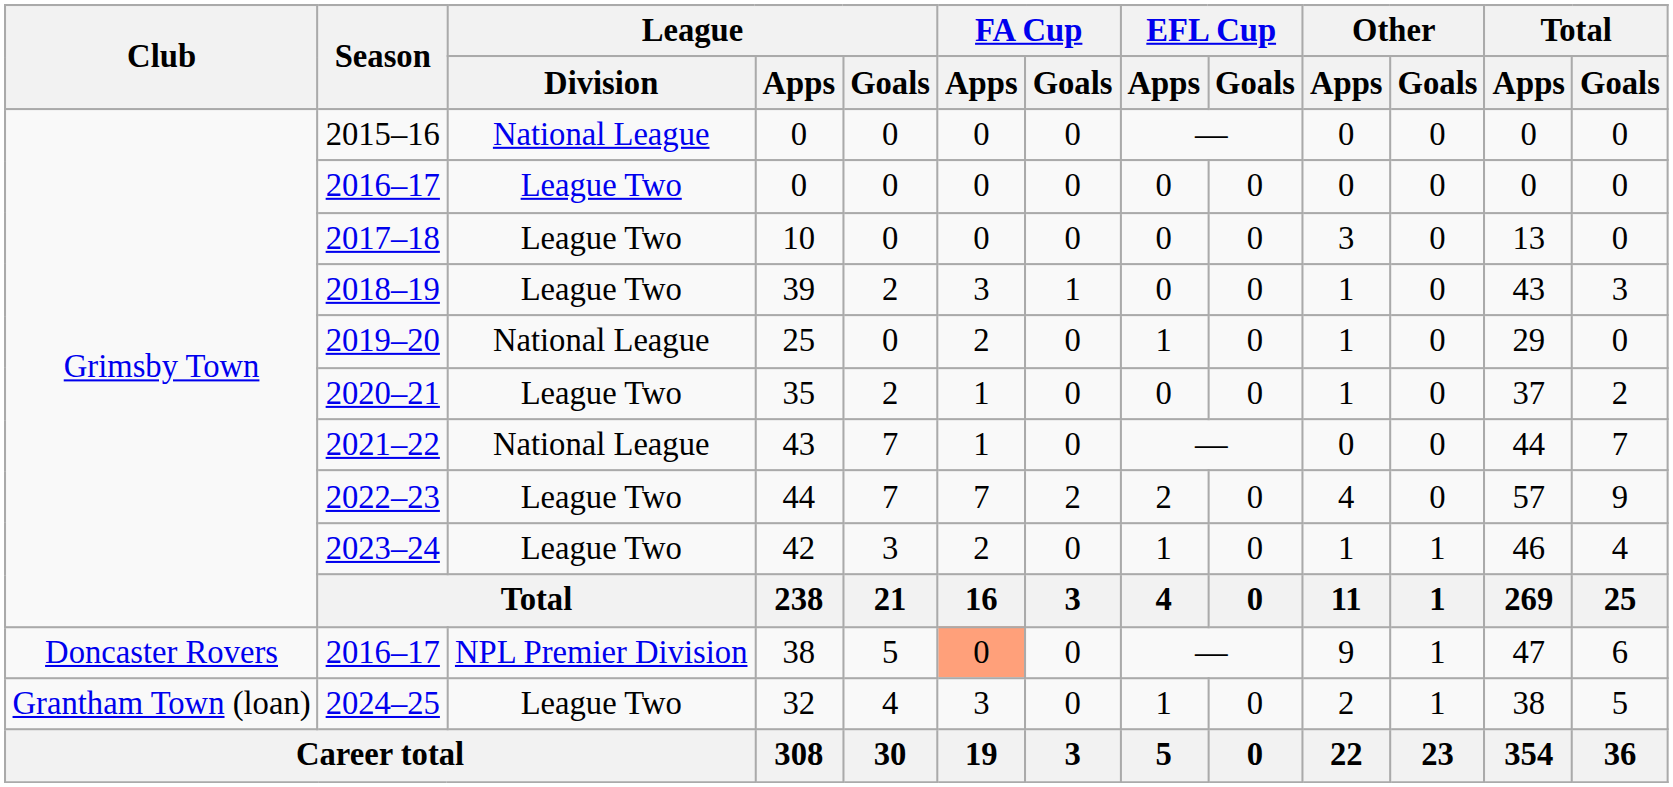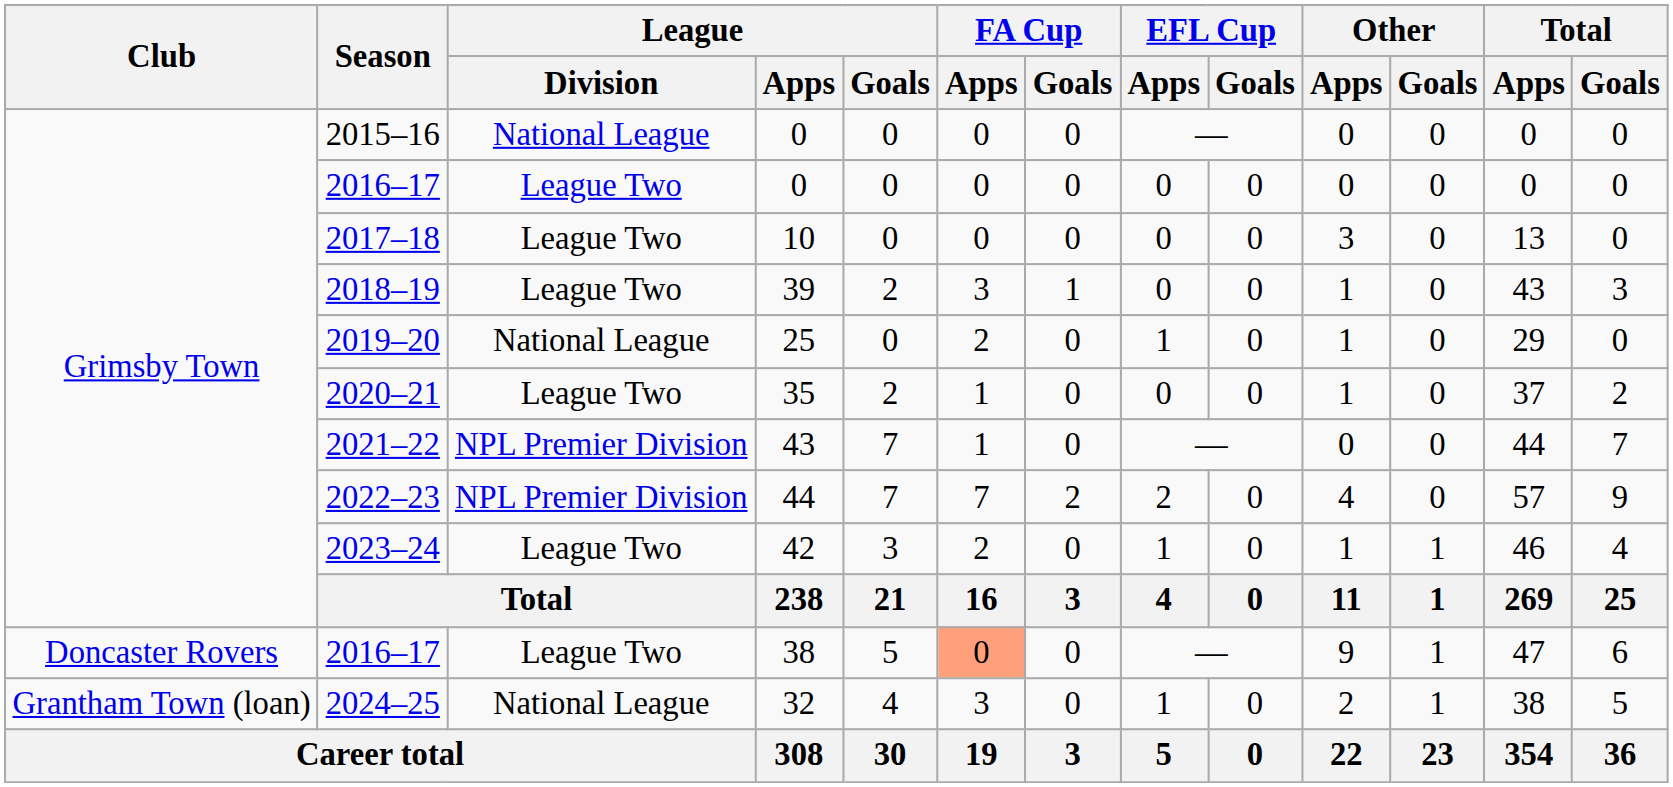(601, 444) National League -> (601, 444) NPL Premier Division
(601, 496) League Two -> (601, 496) NPL Premier Division
(601, 651) NPL Premier Division -> (601, 651) League Two
(601, 703) League Two -> (601, 703) National League
